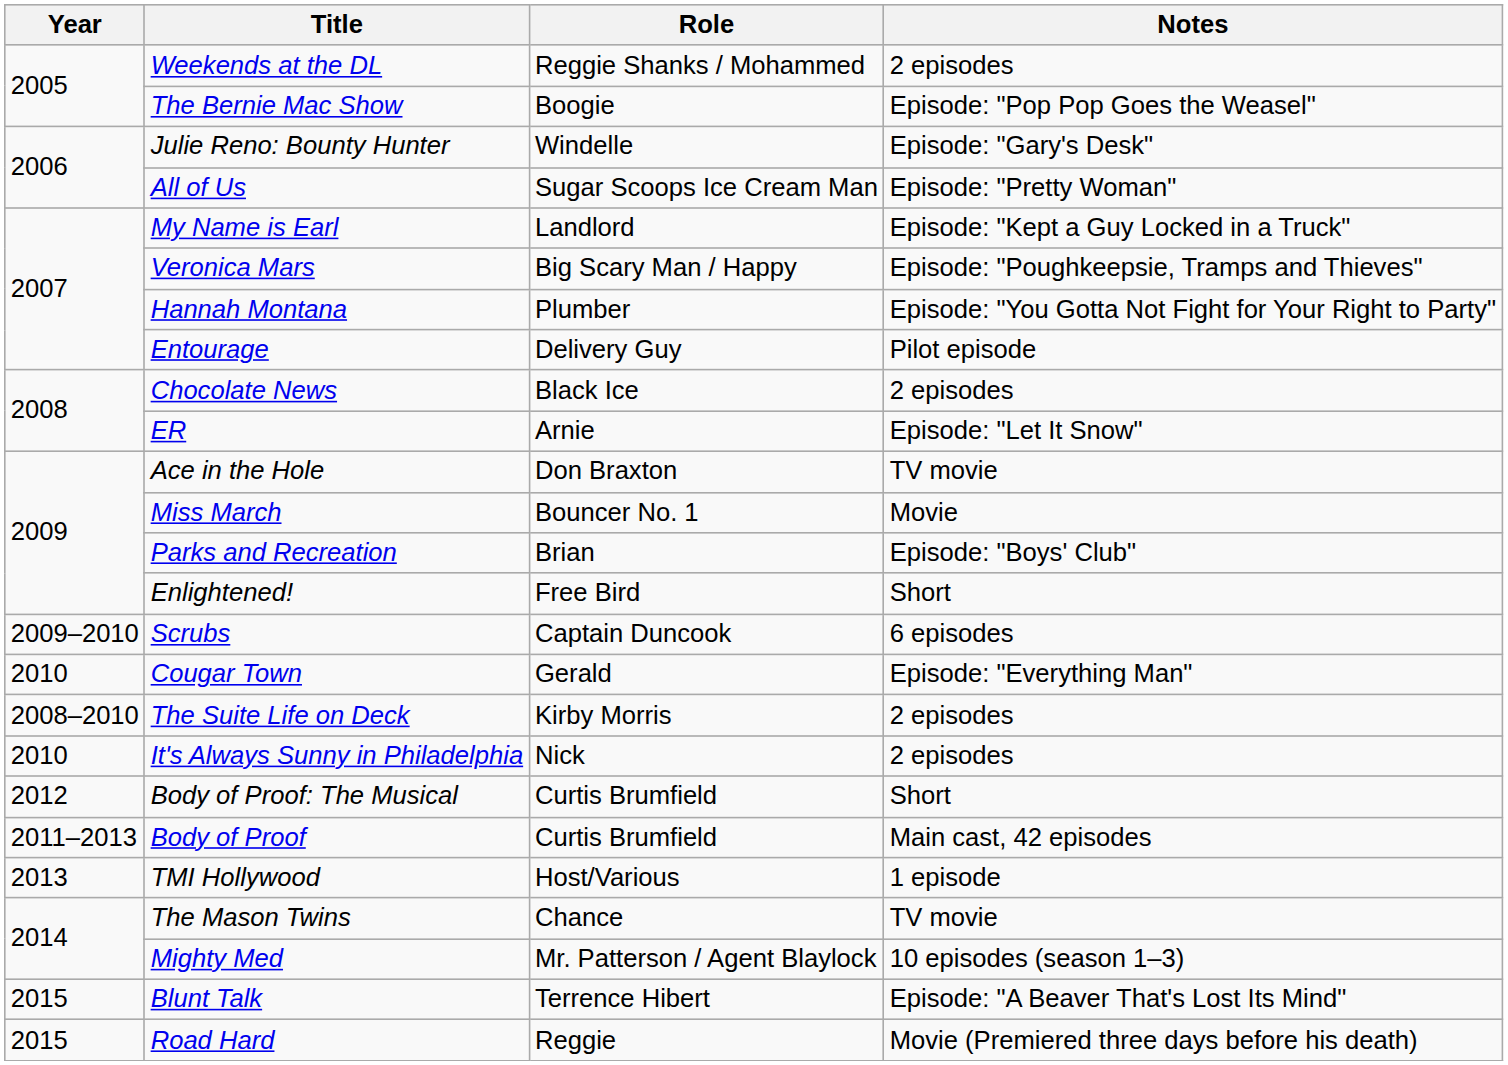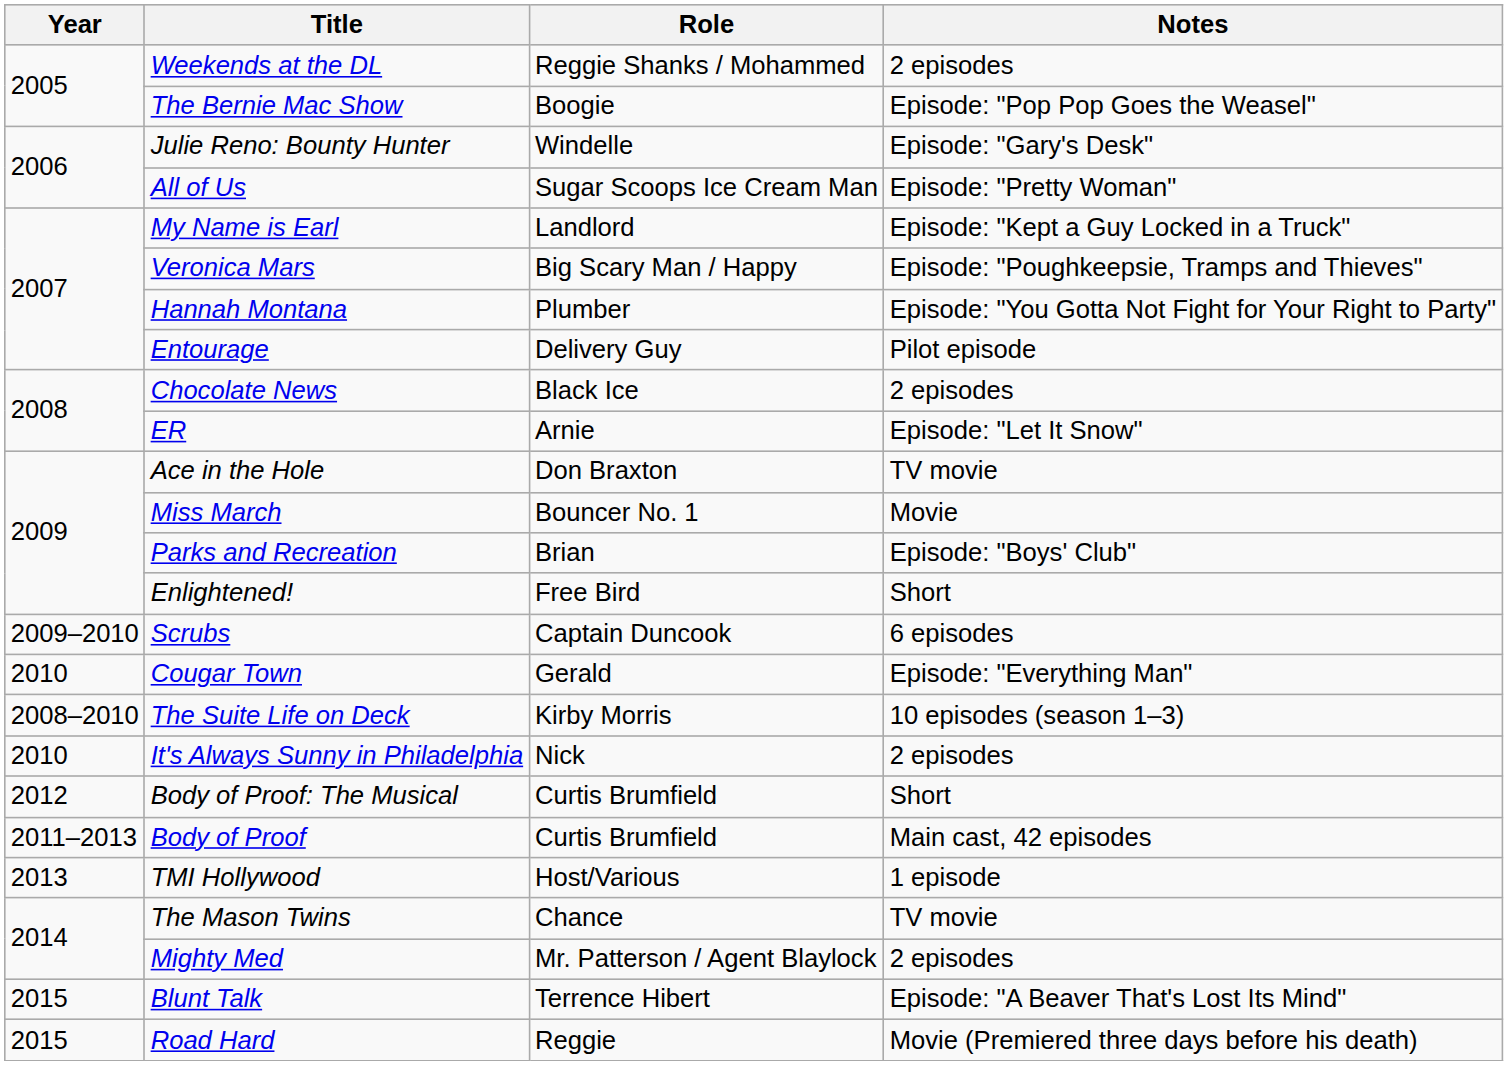(952, 715) 2 episodes -> (1037, 715) 10 episodes (season 1–3)
(1037, 958) 10 episodes (season 1–3) -> (952, 958) 2 episodes
